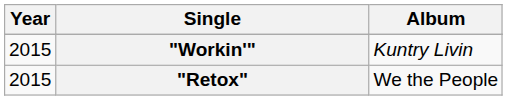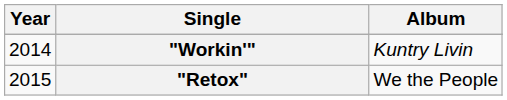(30, 49) 2015 -> (30, 49) 2014
